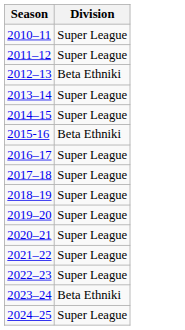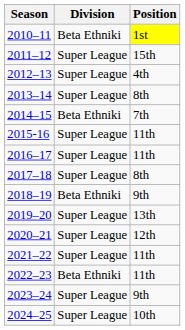+ column: (155, 14)
(92, 34) Super League -> (89, 34) Beta Ethniki
(89, 74) Beta Ethniki -> (92, 74) Super League
(92, 114) Super League -> (89, 114) Beta Ethniki
(89, 134) Beta Ethniki -> (92, 134) Super League
(92, 194) Super League -> (89, 194) Beta Ethniki
(92, 275) Super League -> (89, 275) Beta Ethniki
(89, 295) Beta Ethniki -> (92, 295) Super League
